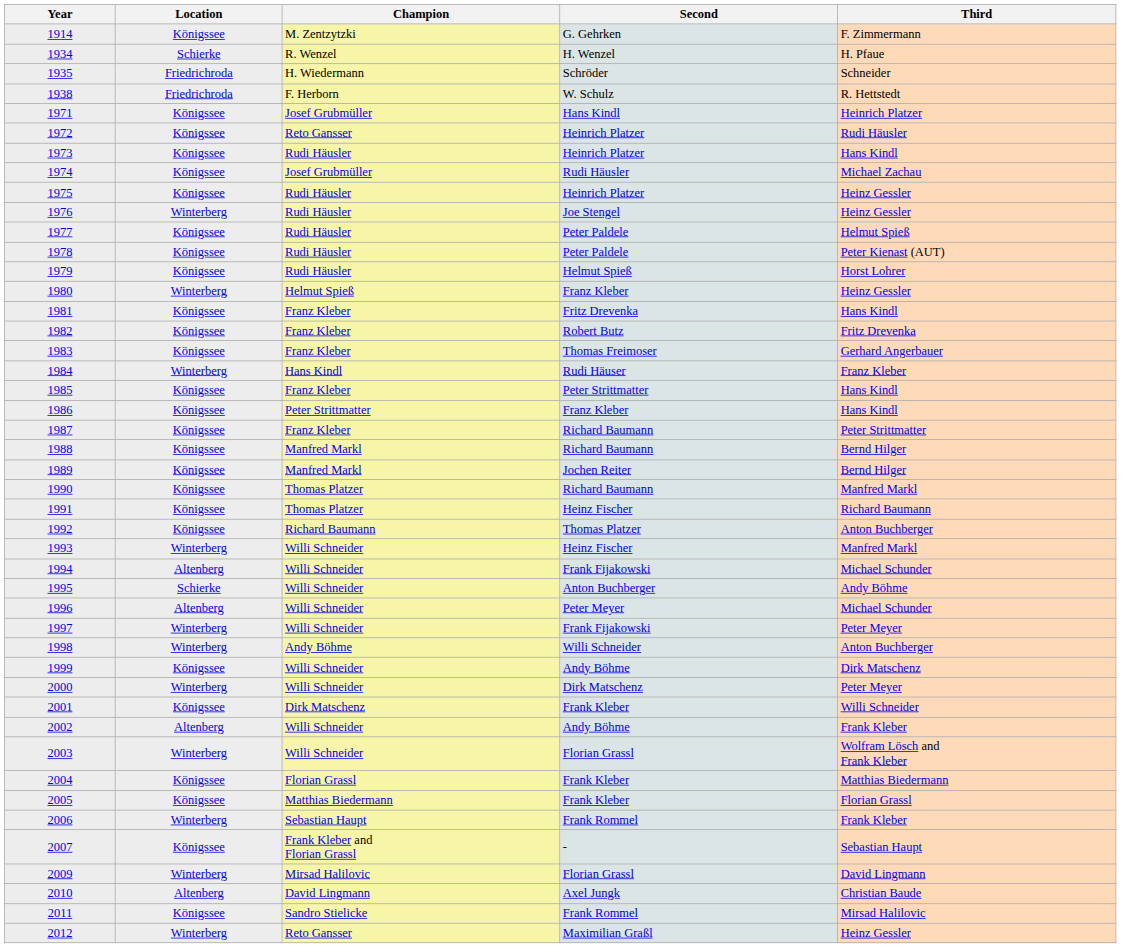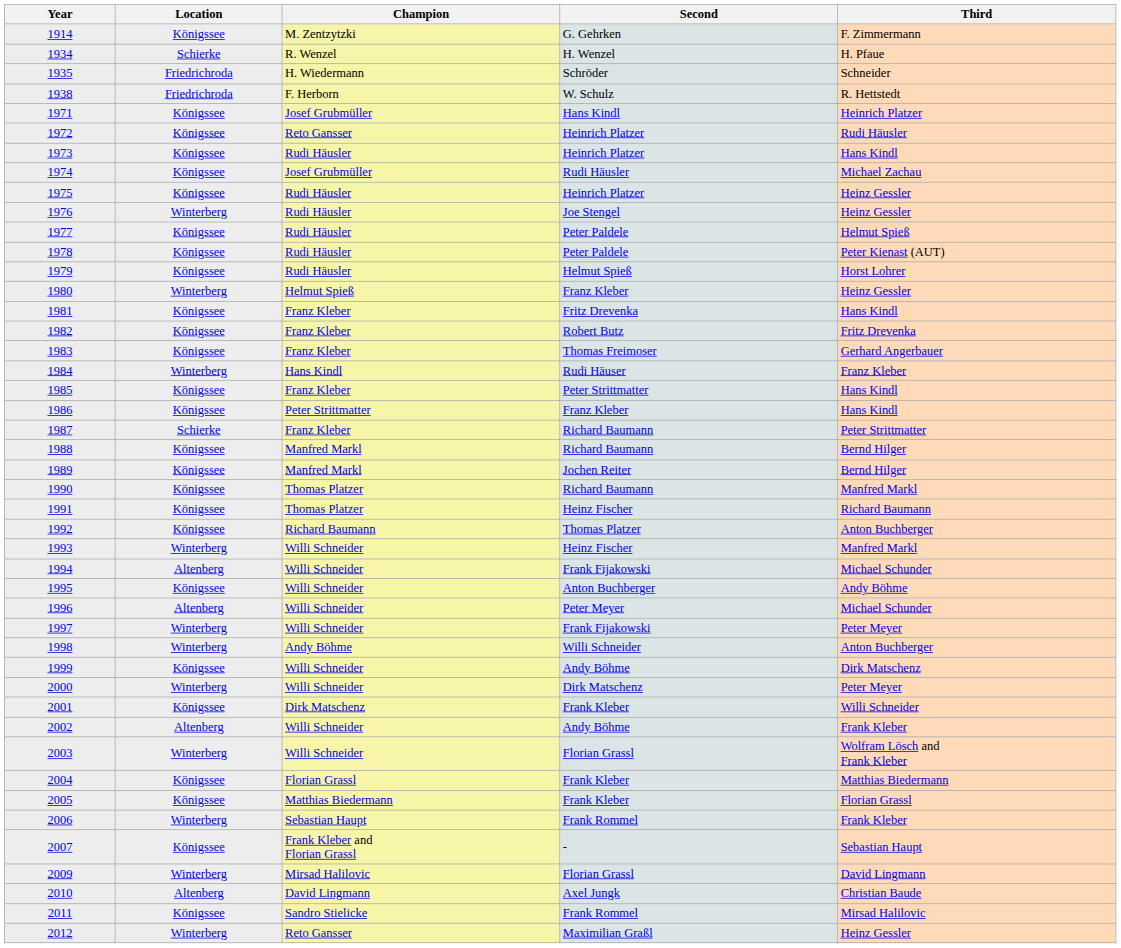(199, 430) Königssee -> (199, 430) Schierke
(199, 588) Schierke -> (199, 588) Königssee
